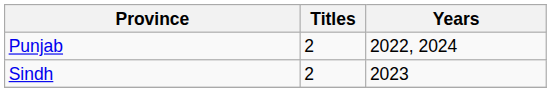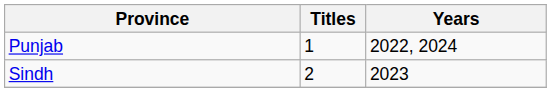(309, 46) 2 -> (309, 46) 1
